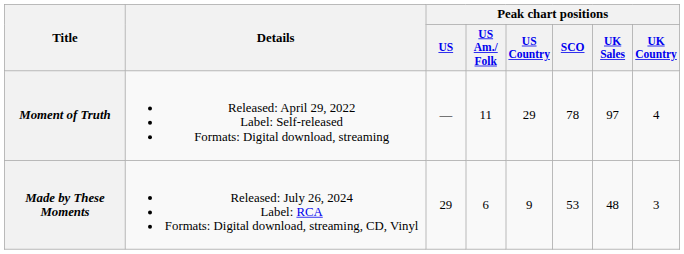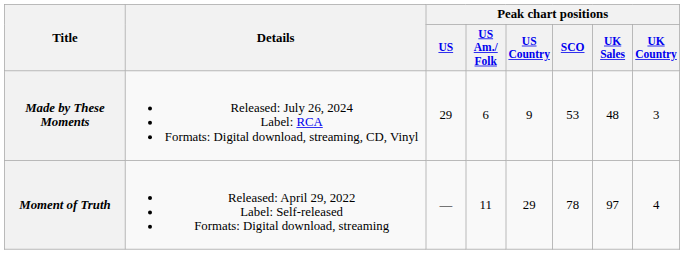rows swapped: (65, 115) <-> (65, 204)
